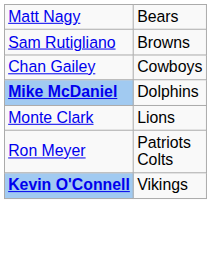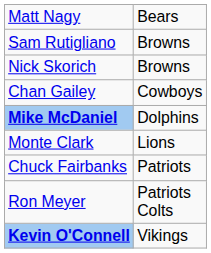+ row: (52, 67)
+ row: (68, 167)
